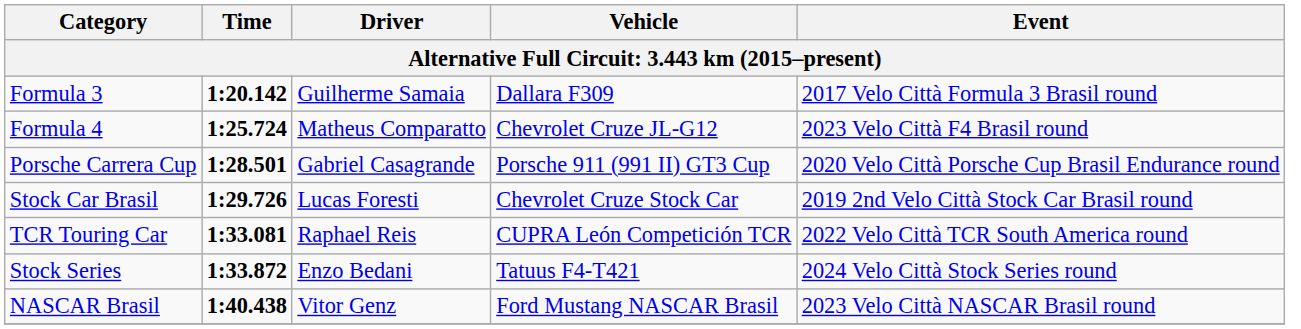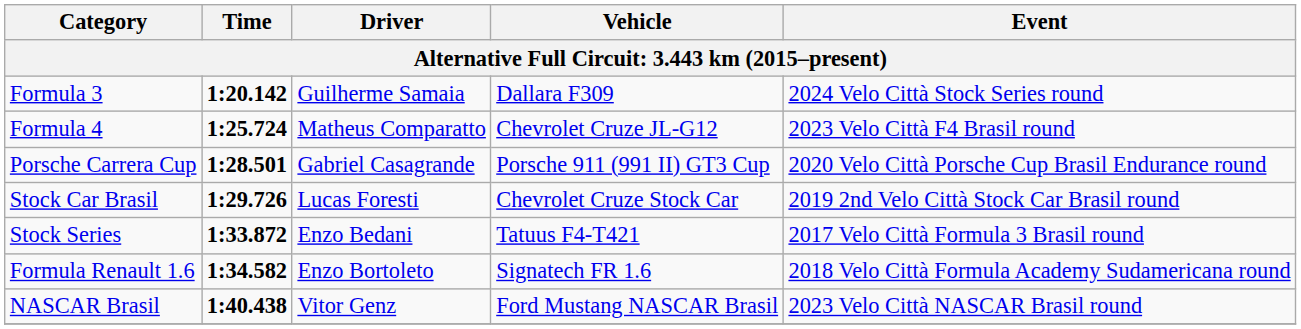(979, 93) 2017 Velo Città Formula 3 Brasil round -> (946, 93) 2024 Velo Città Stock Series round
- row: (89, 235)
(959, 270) 2024 Velo Città Stock Series round -> (966, 235) 2017 Velo Città Formula 3 Brasil round
+ row: (102, 270)
